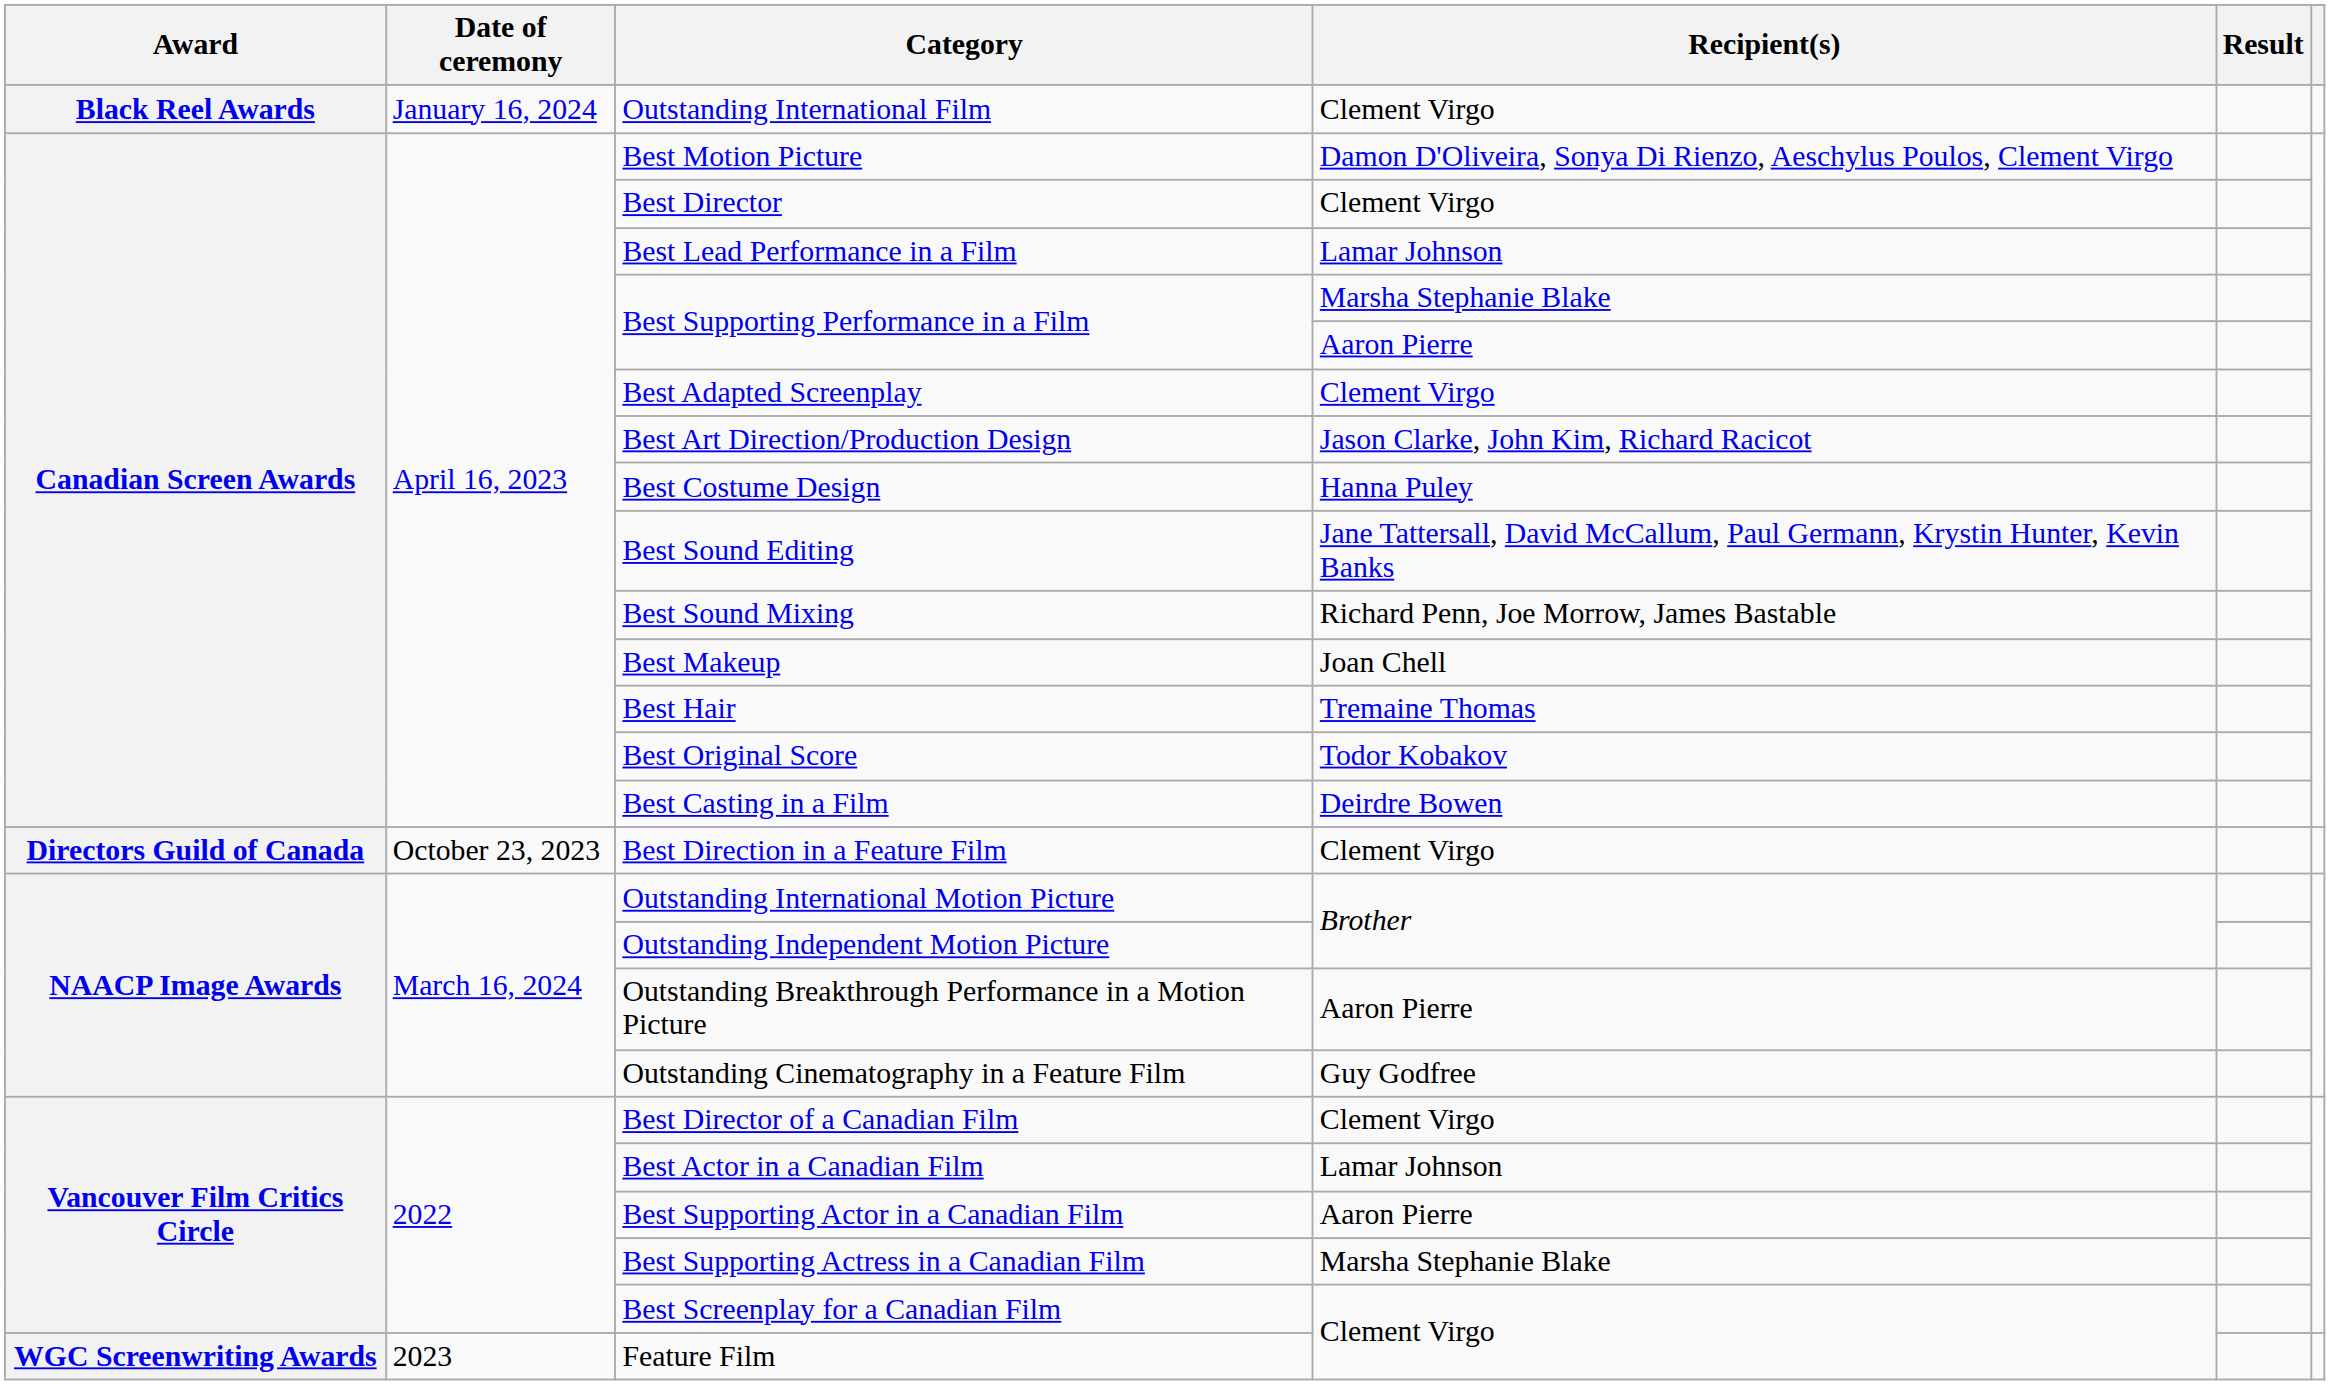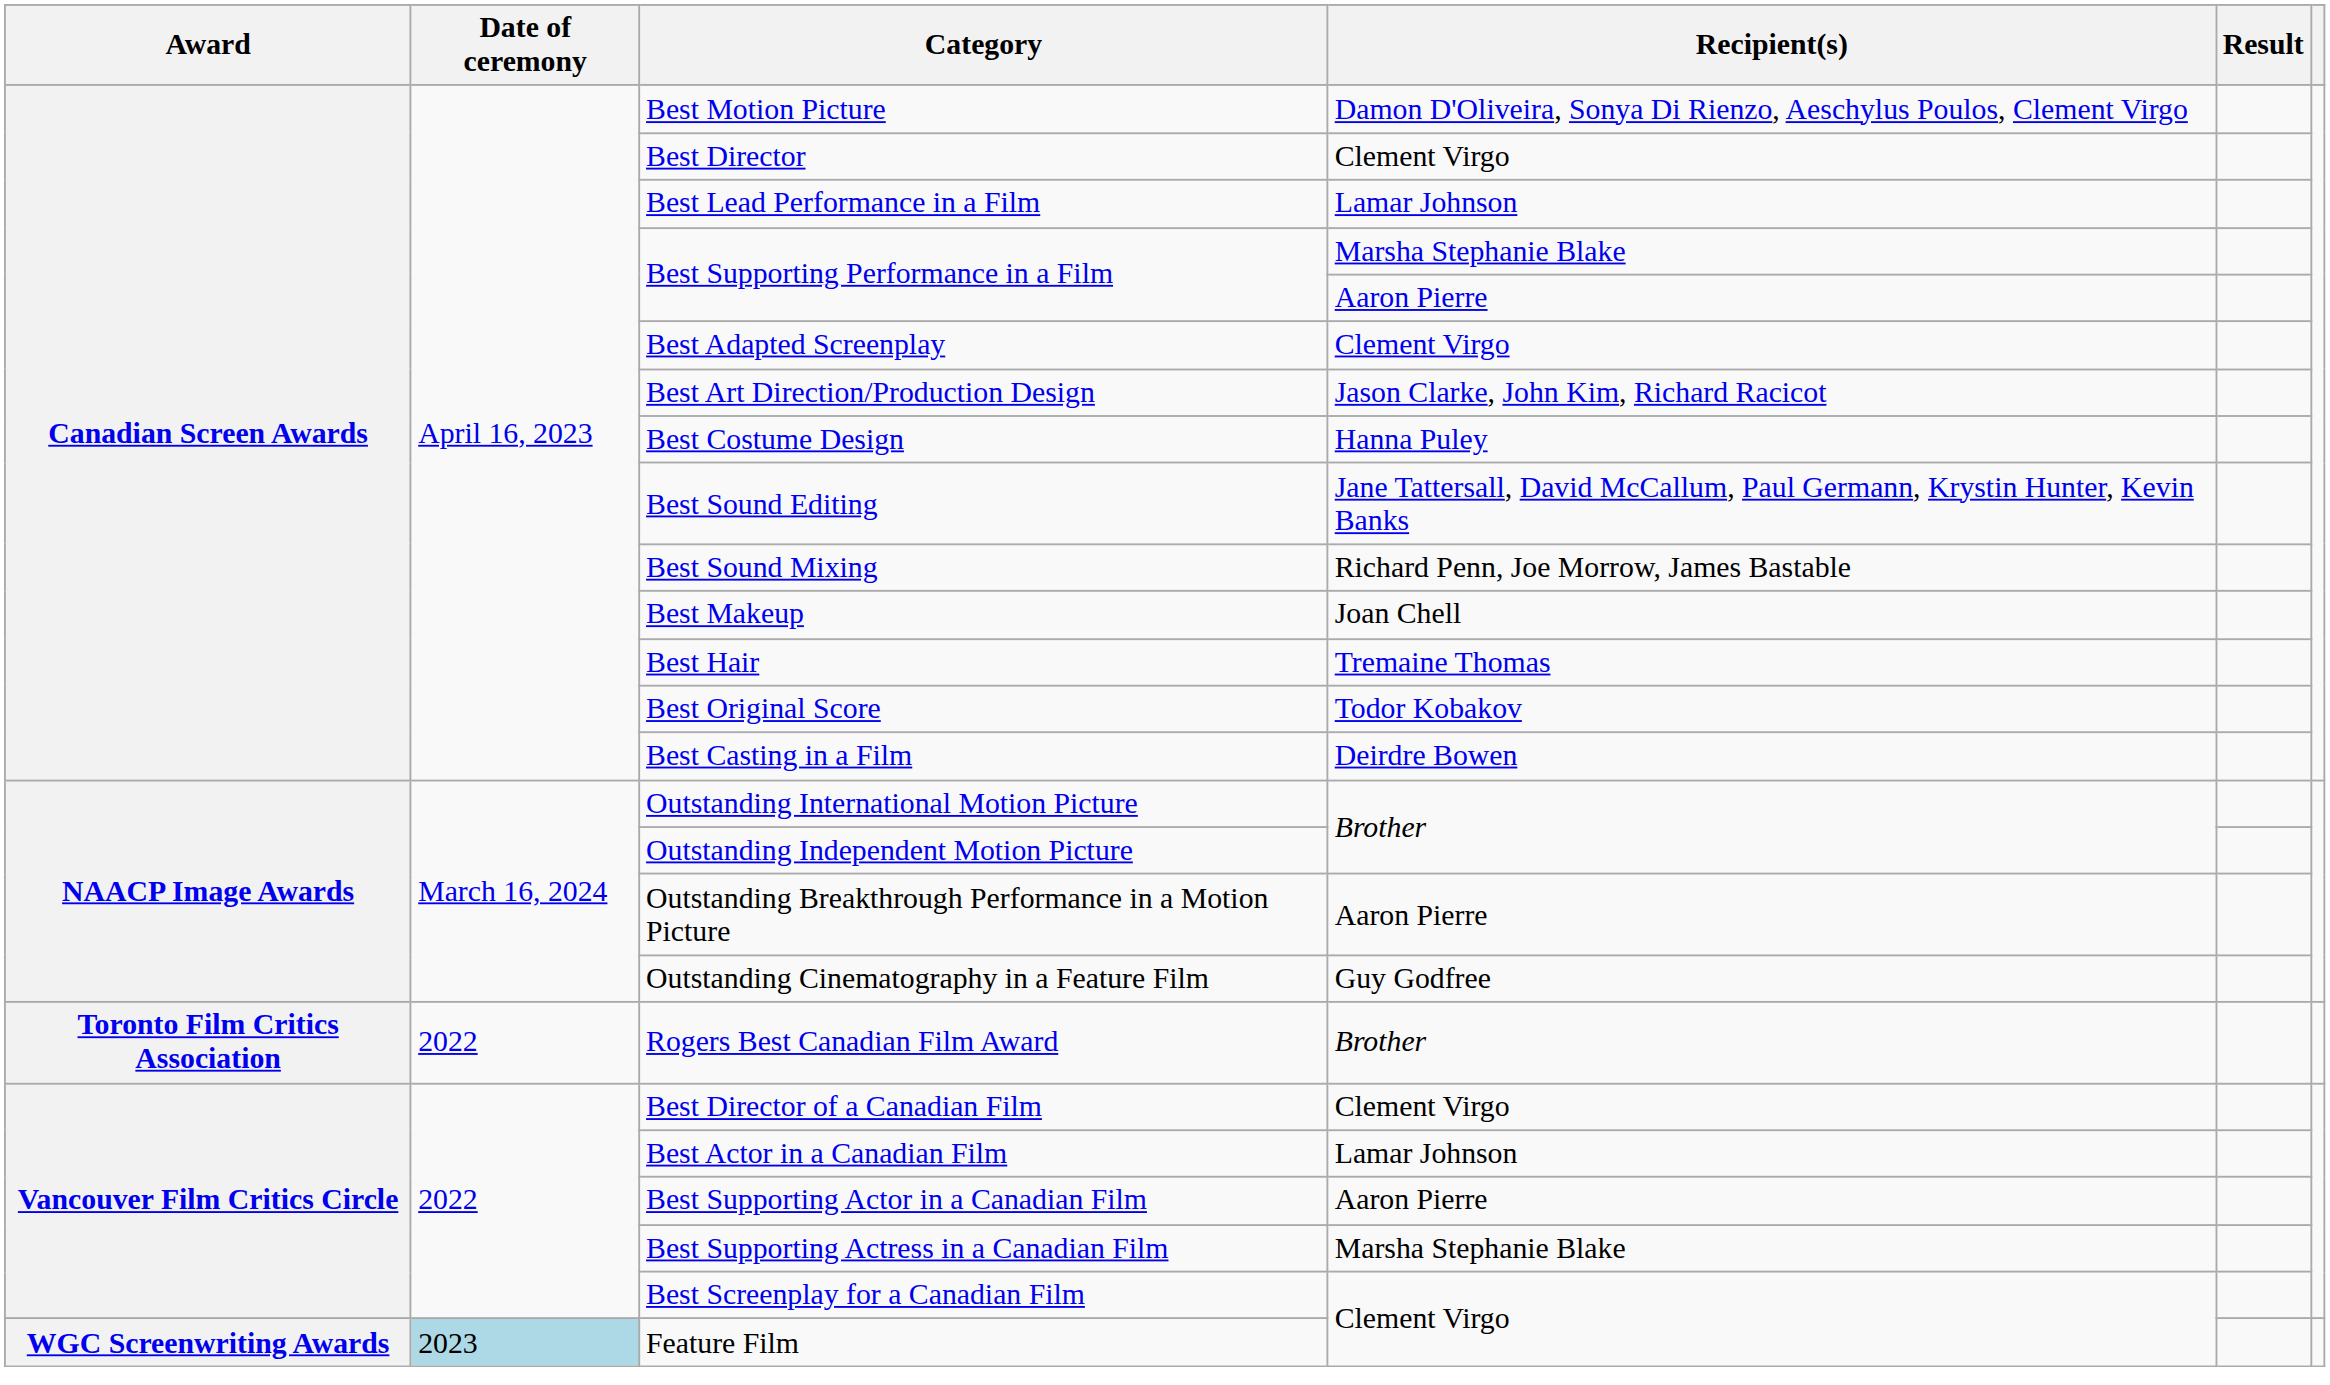- row: (807, 108)
- row: (815, 850)
+ row: (852, 1042)
(422, 1355) no background -> (448, 1341) lightblue background
